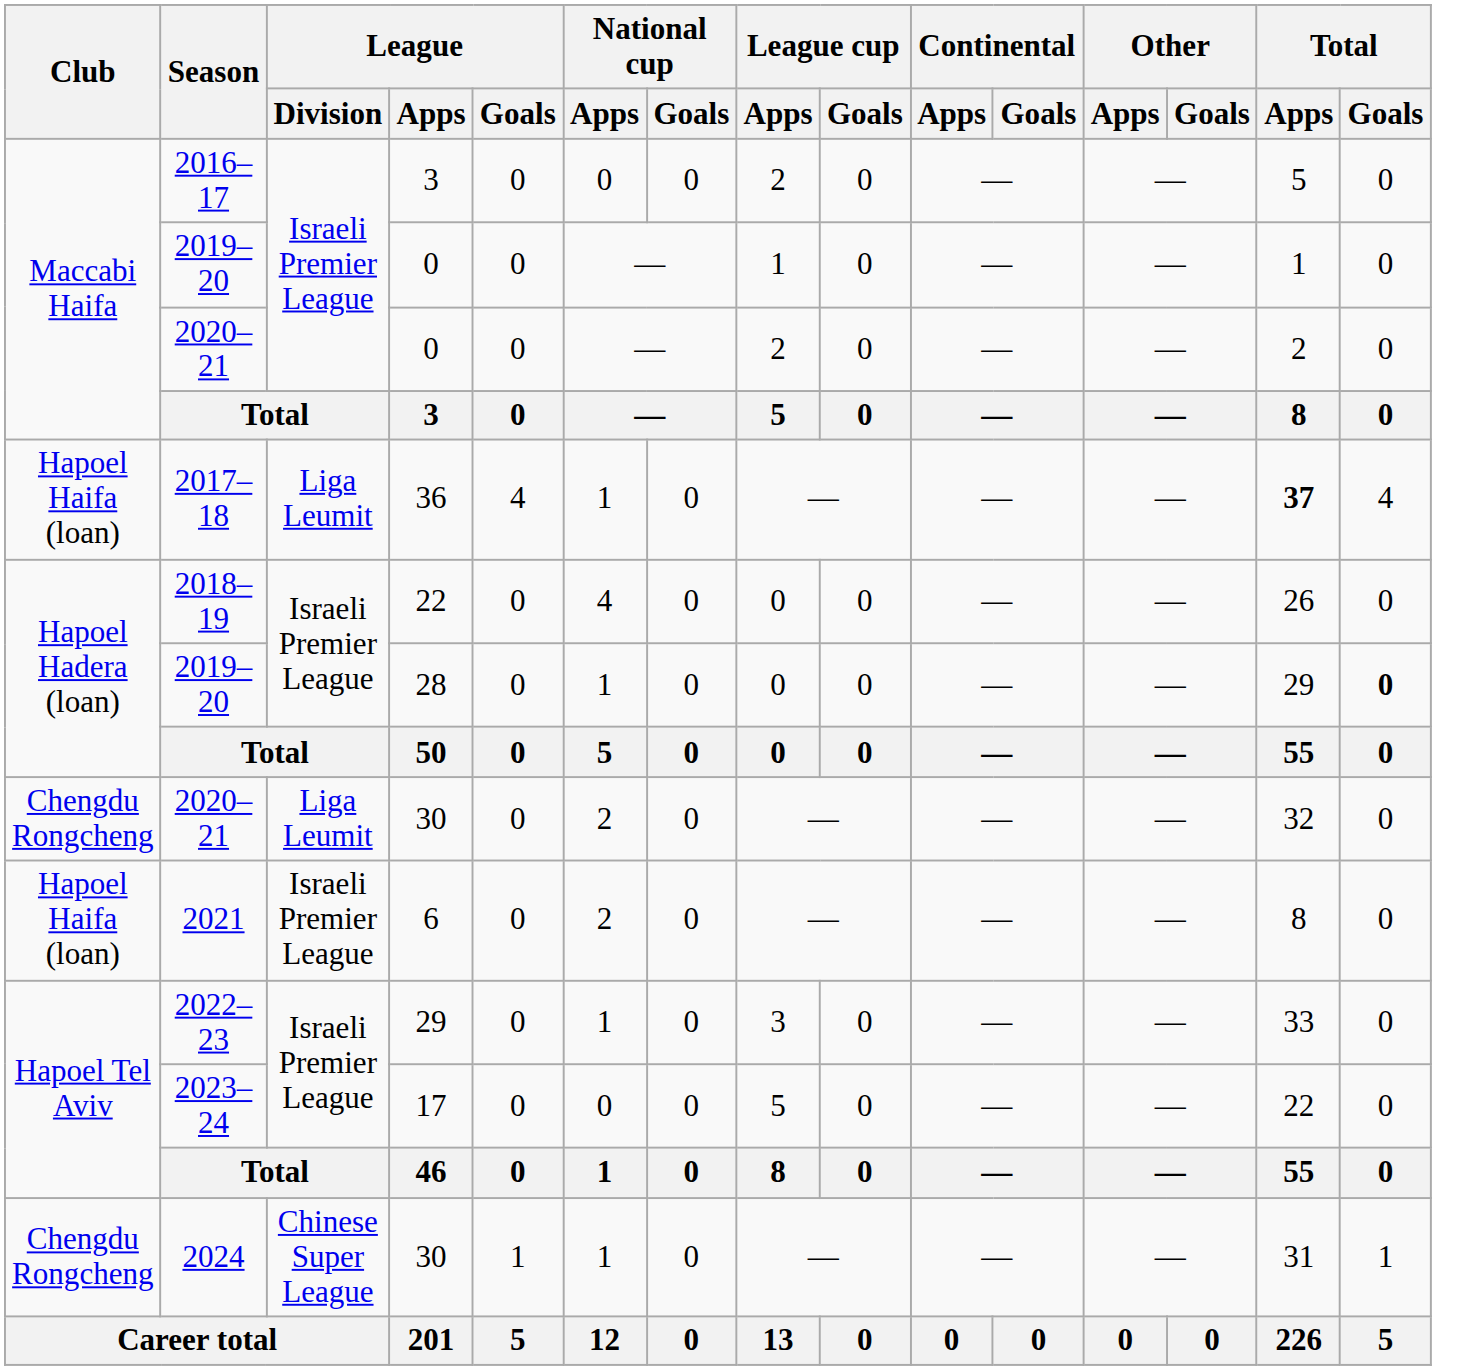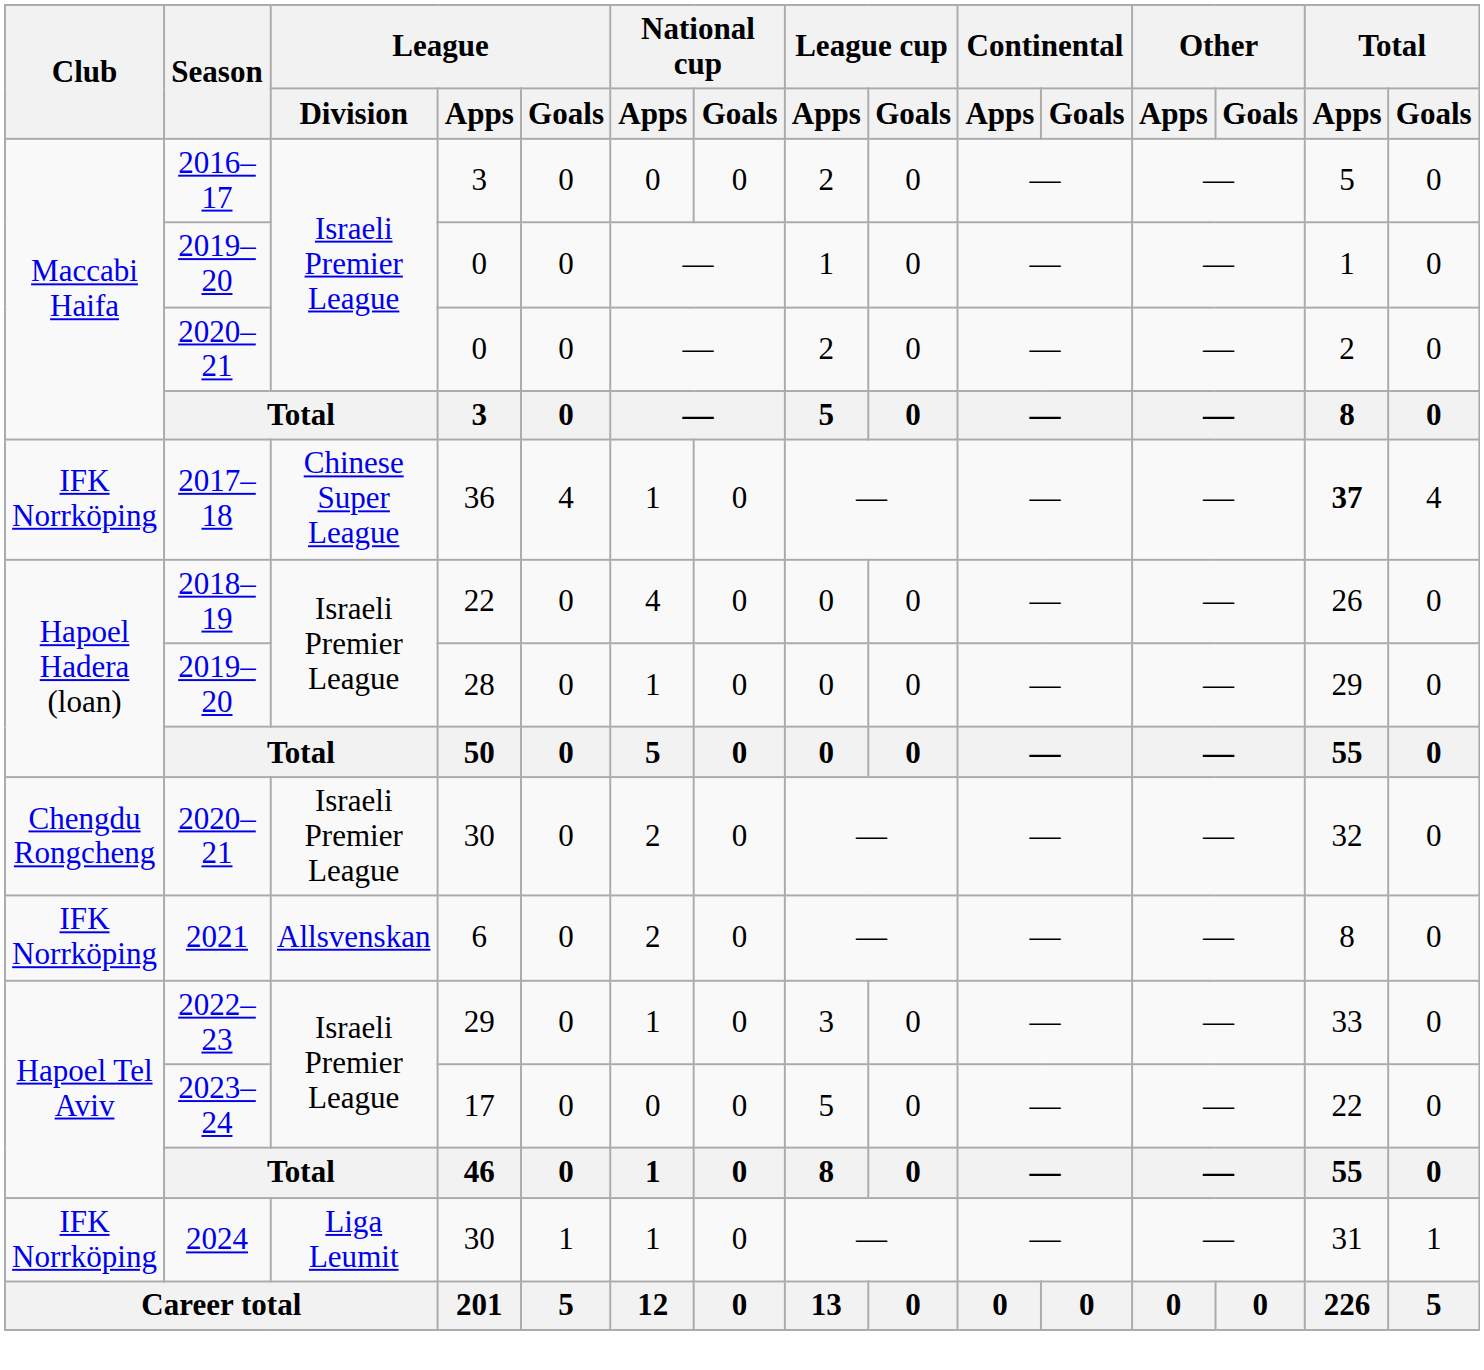(83, 499) Hapoel Haifa (loan) -> (85, 499) IFK Norrköping
(328, 499) Liga Leumit -> (354, 499) Chinese Super League
(1385, 684) bold -> (1434, 684) normal
(328, 818) Liga Leumit -> (354, 835) Israeli Premier League
(83, 919) Hapoel Haifa (loan) -> (85, 937) IFK Norrköping
(328, 919) Israeli Premier League -> (354, 937) Allsvenskan
(83, 1256) Chengdu Rongcheng -> (85, 1238) IFK Norrköping
(328, 1256) Chinese Super League -> (354, 1238) Liga Leumit
